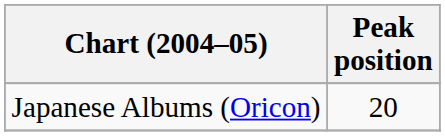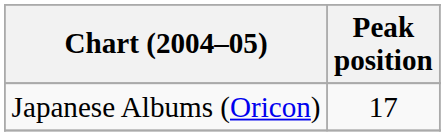(383, 106) 20 -> (383, 106) 17
